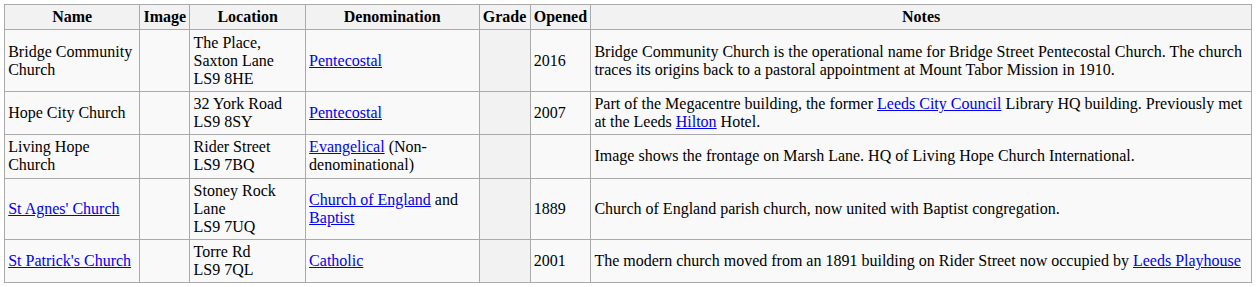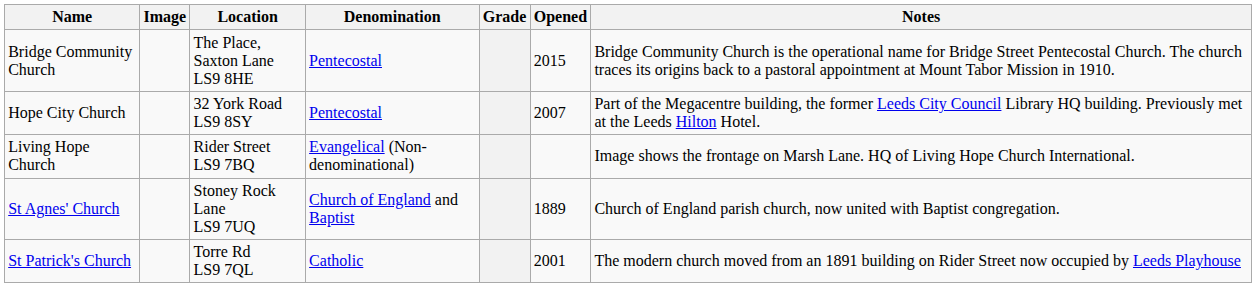(550, 60) 2016 -> (550, 60) 2015
